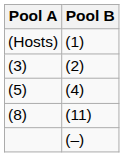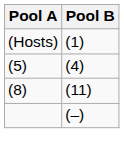- row: (18, 66)
